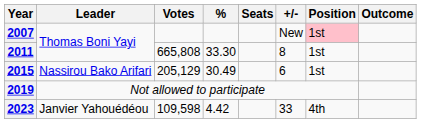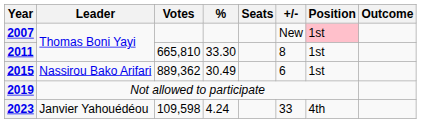(179, 52) 665,808 -> (179, 52) 665,810
(179, 71) 205,129 -> (179, 71) 889,362
(218, 109) 4.42 -> (218, 109) 4.24
